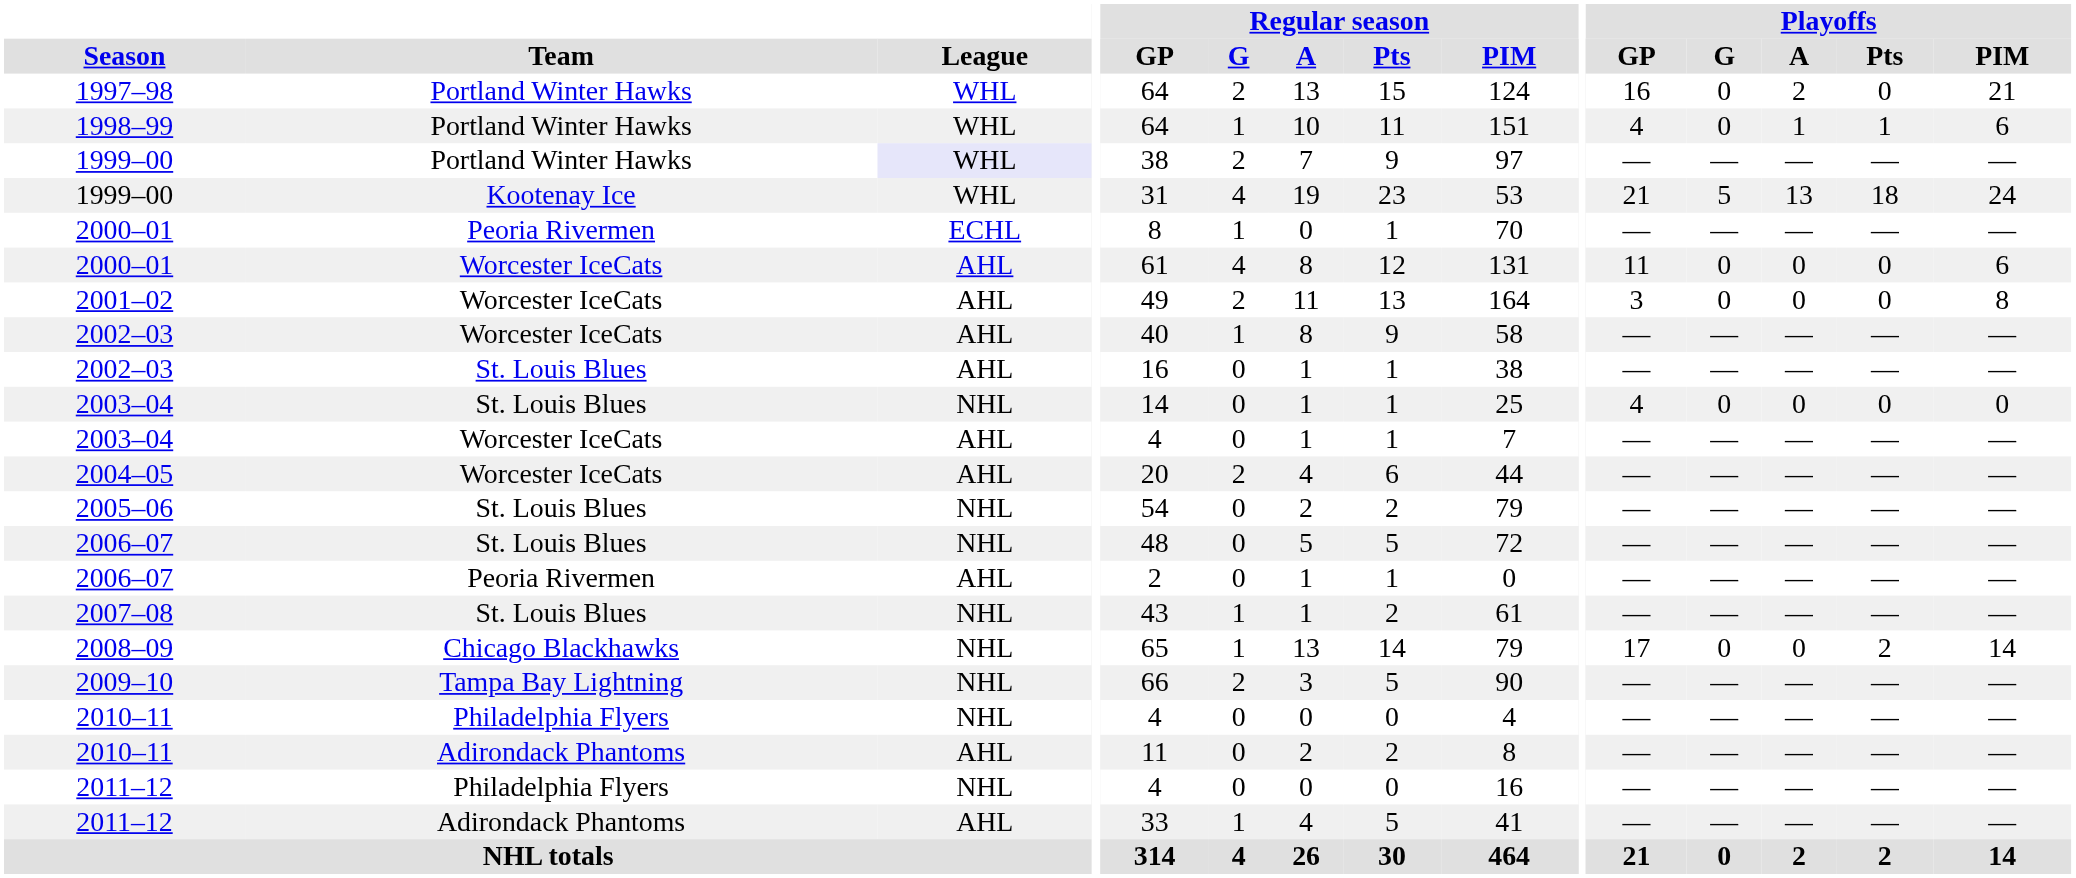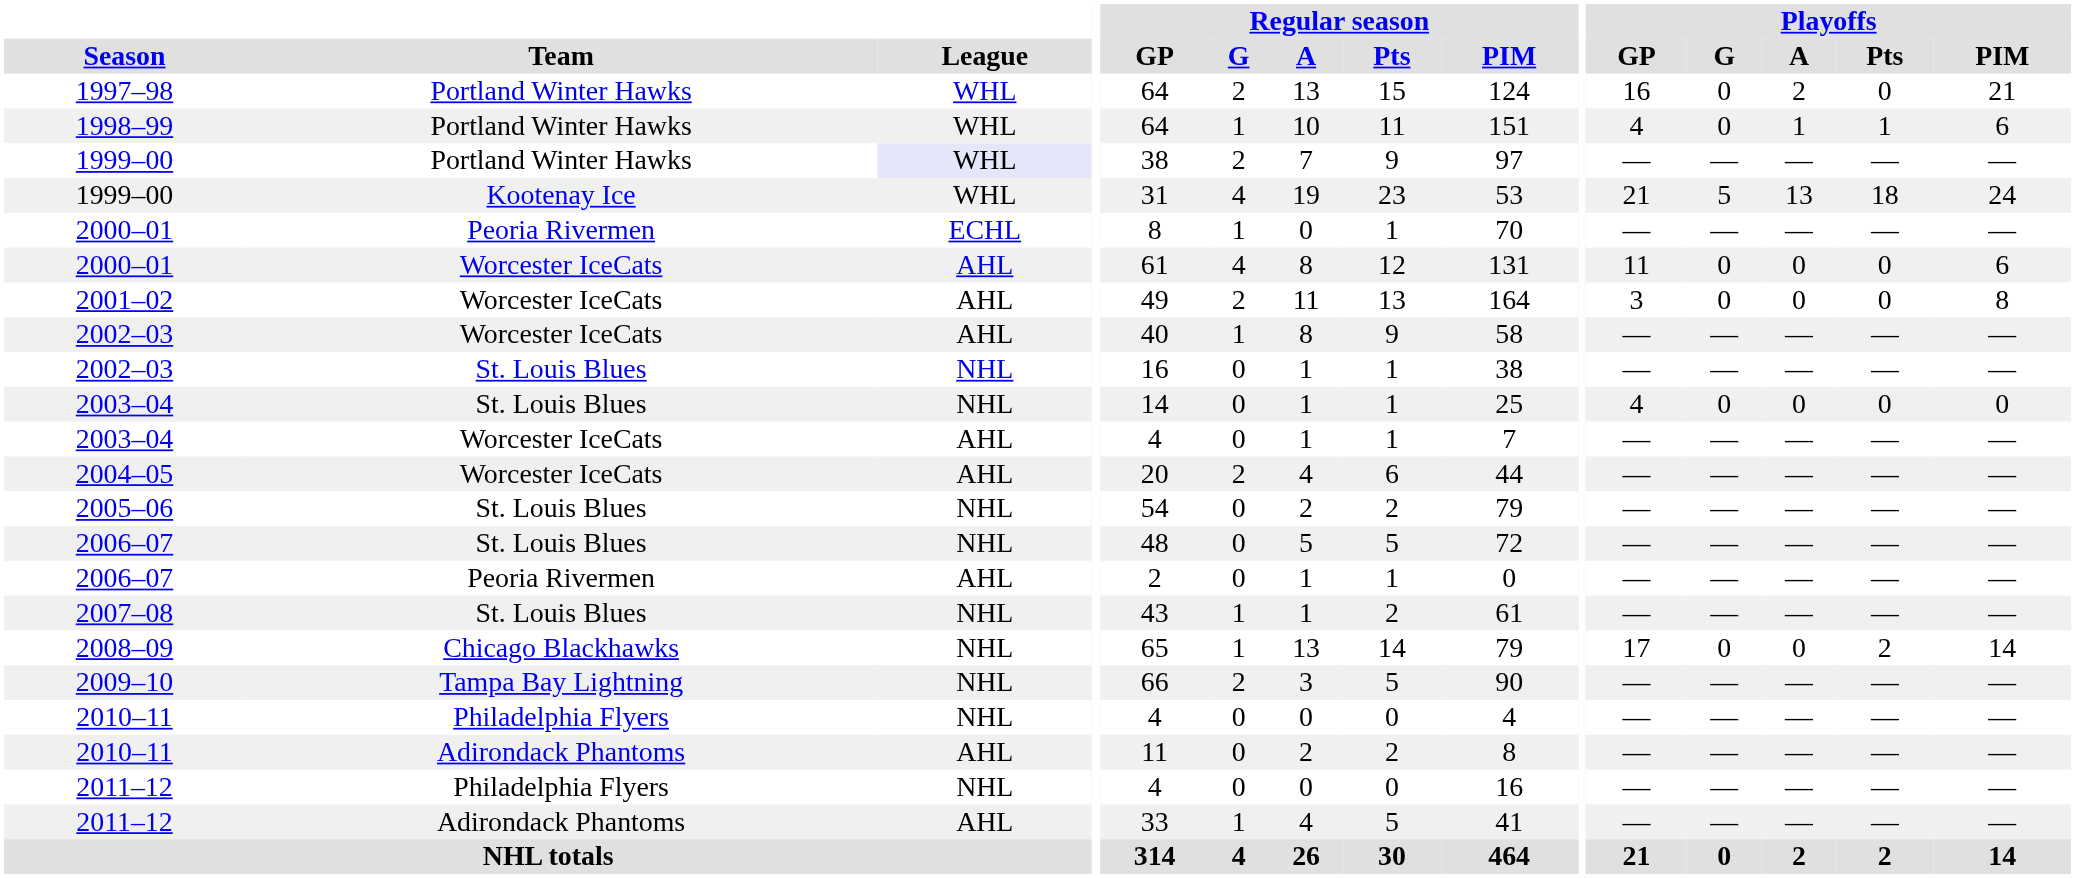(985, 369) AHL -> (985, 369) NHL
